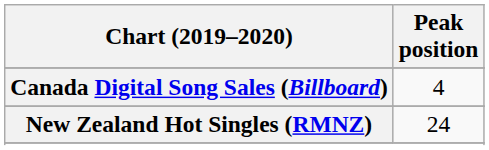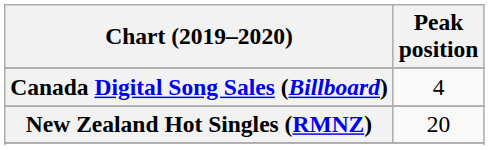(439, 124) 24 -> (439, 124) 20
